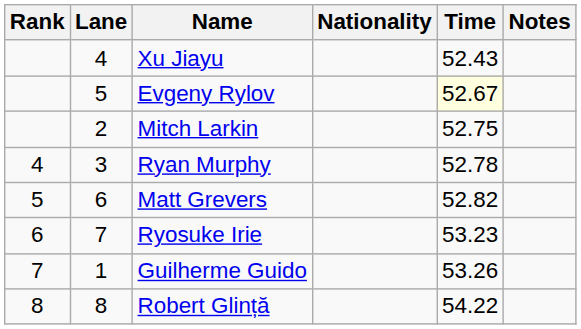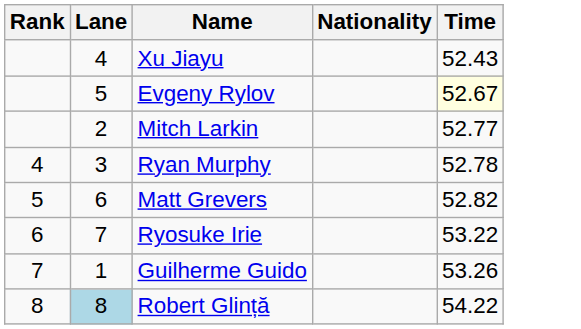- column: (540, 22)
(470, 128) 52.75 -> (470, 128) 52.77
(470, 235) 53.23 -> (470, 235) 53.22
(101, 306) no background -> (101, 306) lightblue background
